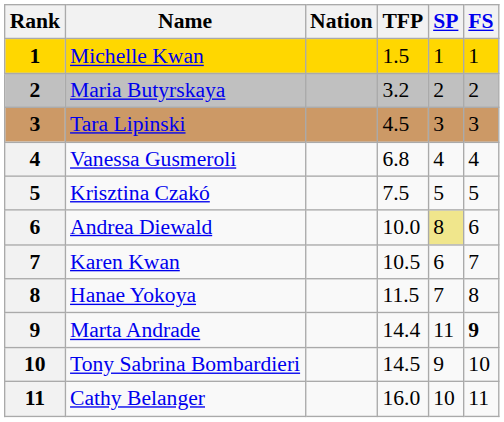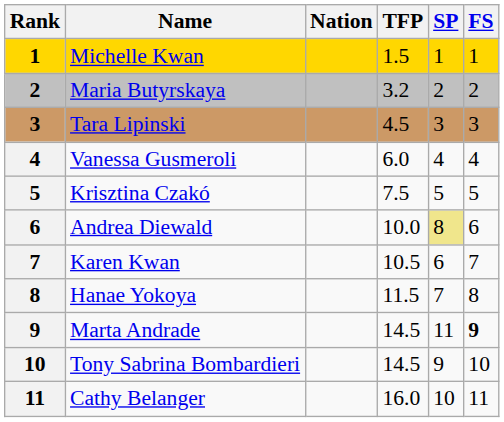(396, 158) 6.8 -> (396, 158) 6.0
(401, 329) 14.4 -> (401, 329) 14.5
